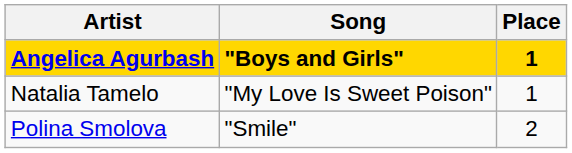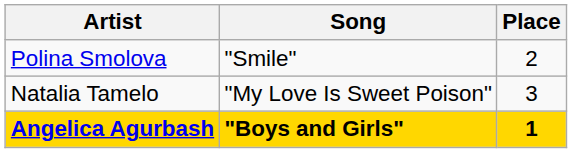rows swapped: (113, 57) <-> (89, 128)
(531, 93) 1 -> (531, 93) 3
